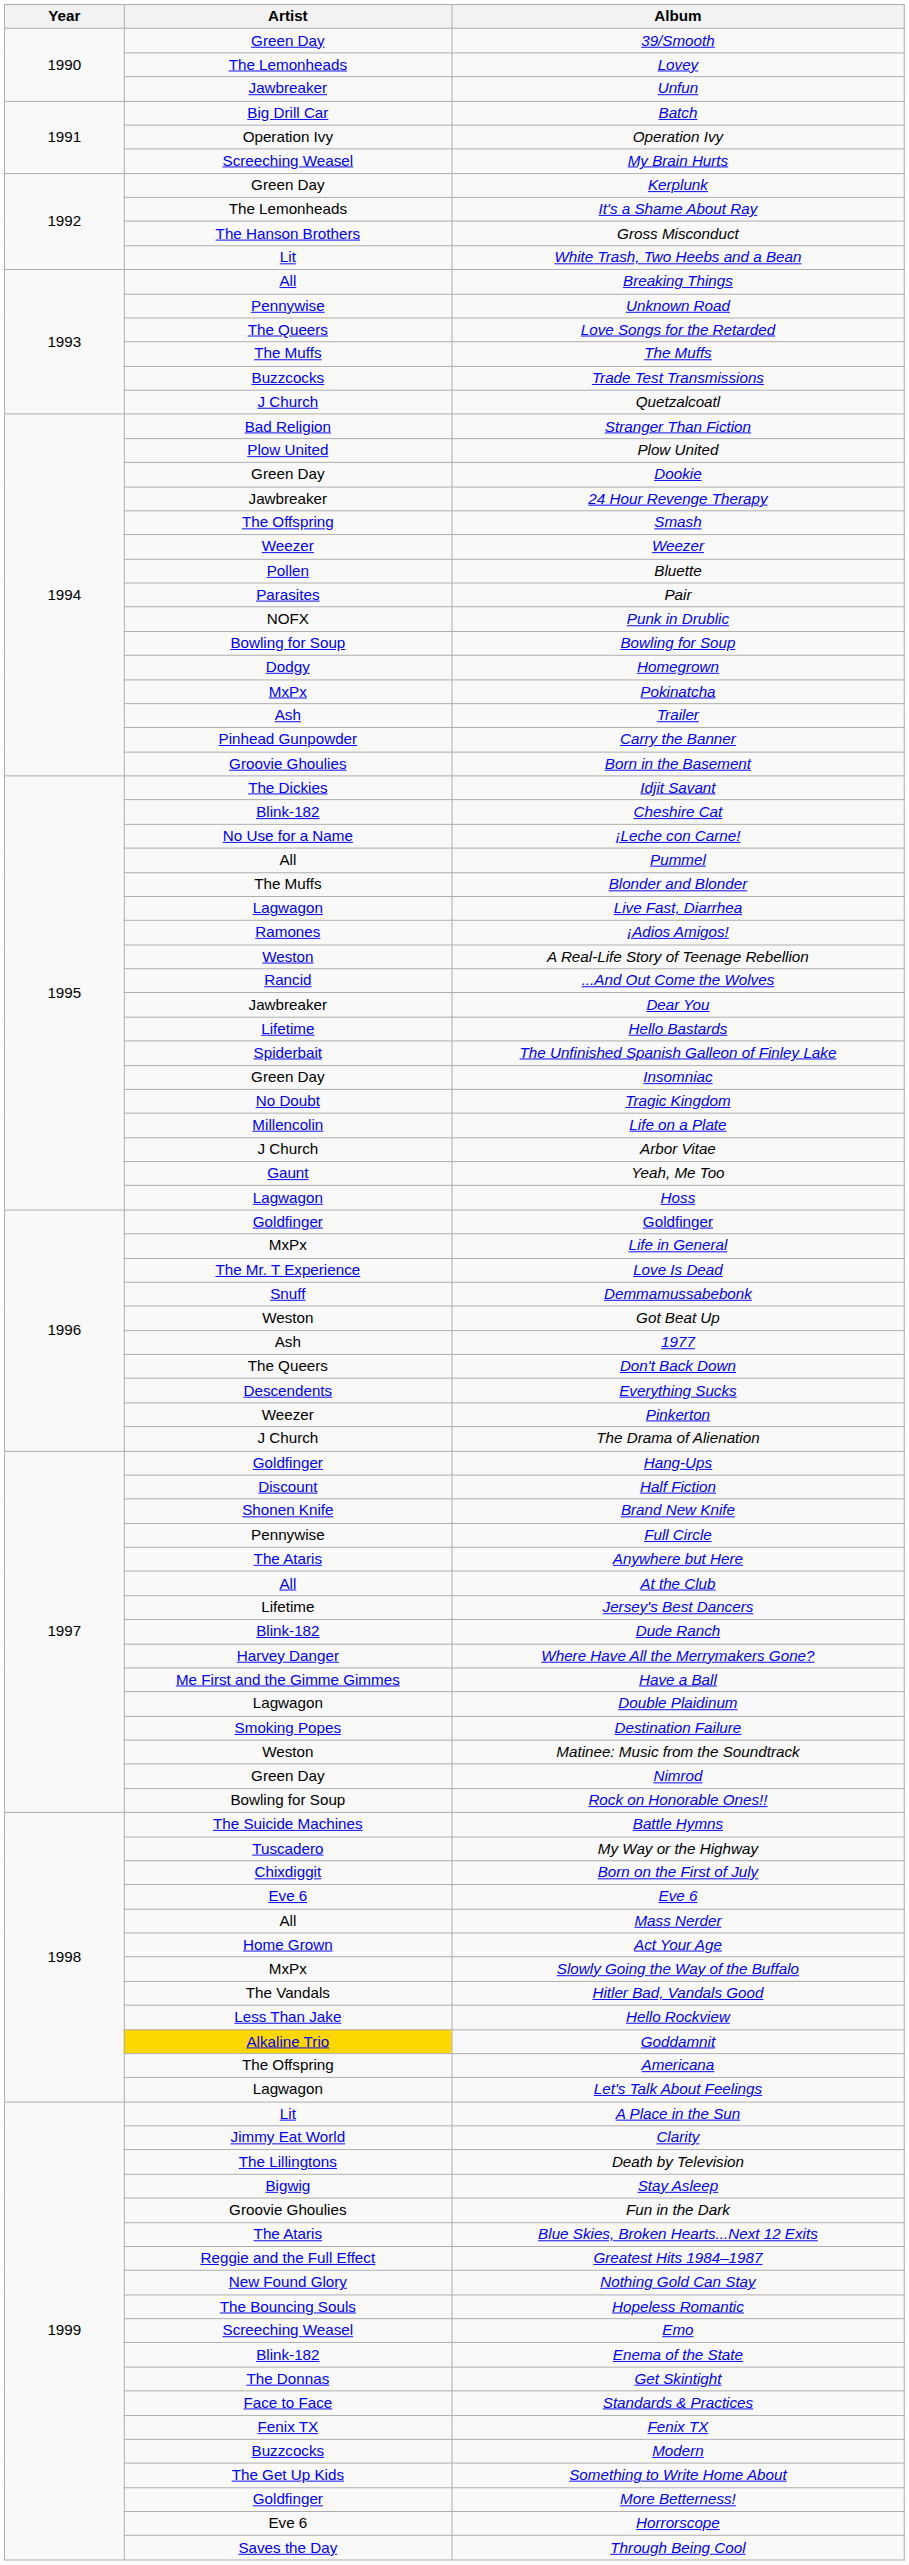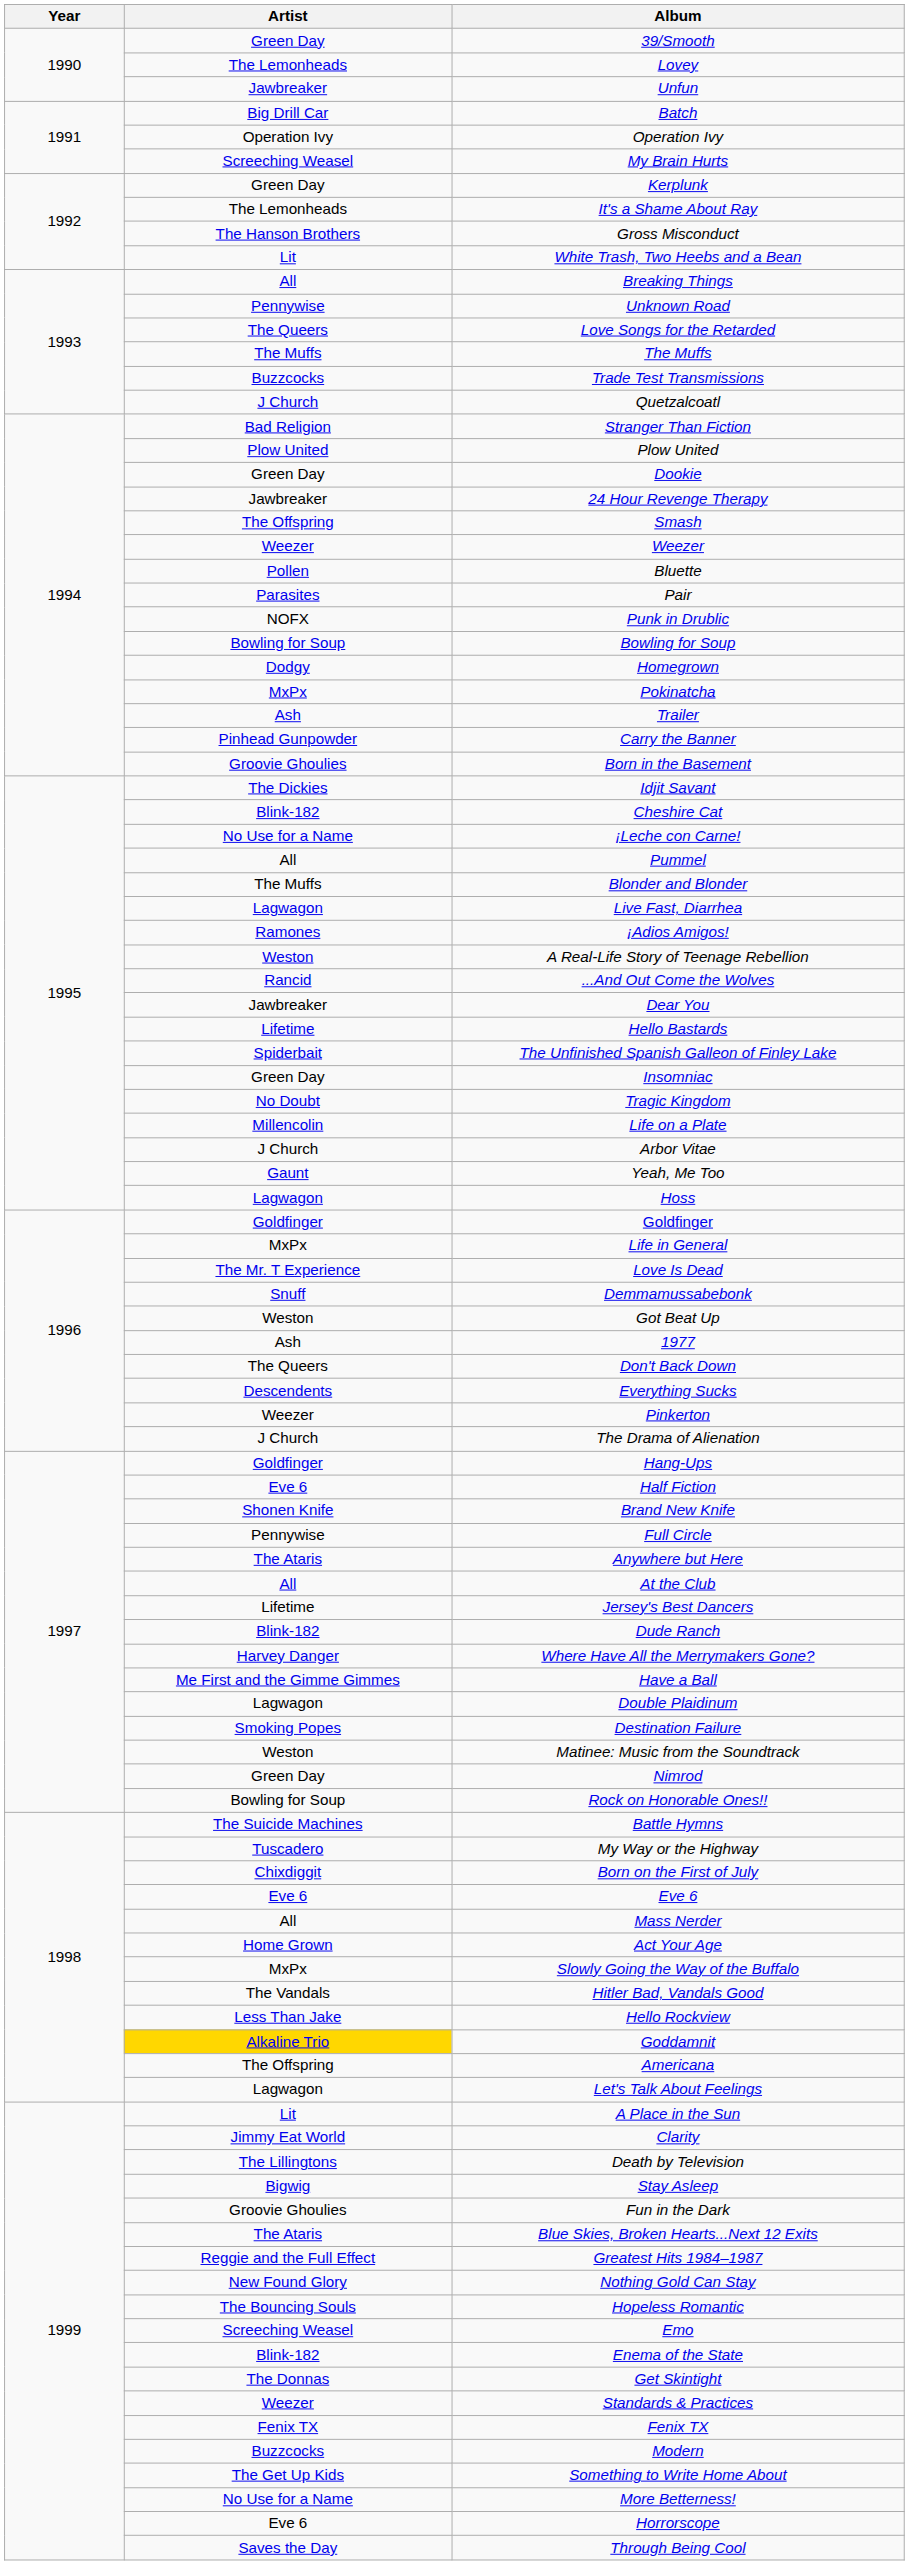(288, 1487) Discount -> (288, 1487) Eve 6
(288, 2403) Face to Face -> (288, 2403) Weezer
(288, 2499) Goldfinger -> (288, 2499) No Use for a Name
